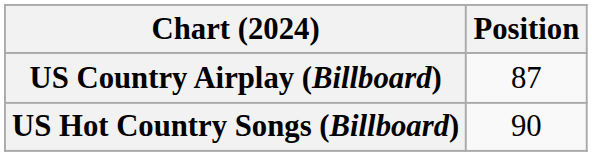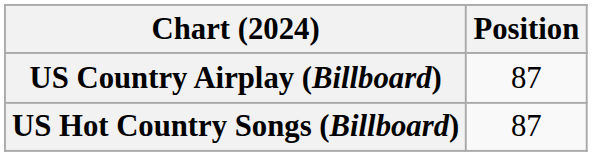(526, 126) 90 -> (526, 126) 87
